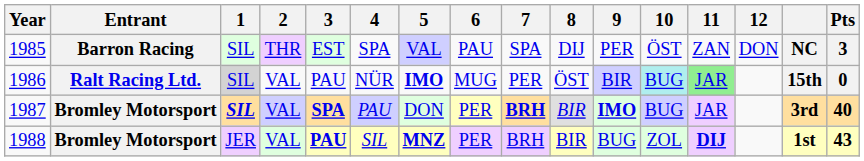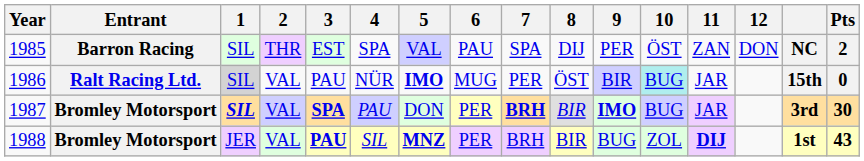(843, 49) 3 -> (843, 49) 2
(711, 79) lightgreen background -> (711, 79) no background
(843, 110) 40 -> (843, 110) 30
